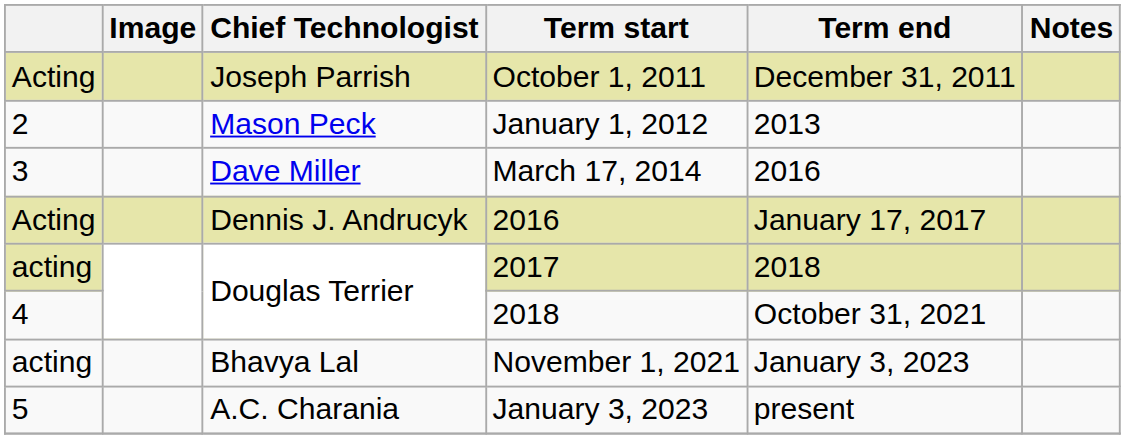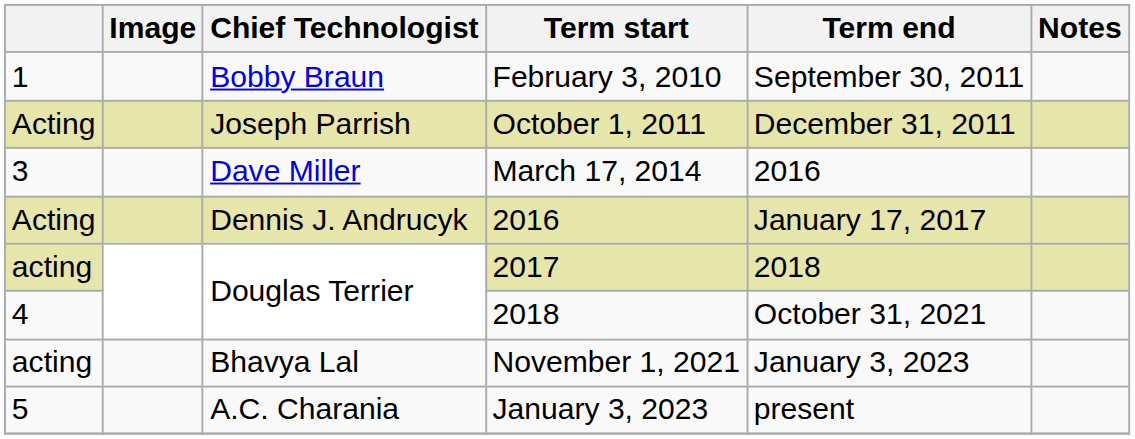+ row: (607, 76)
- row: (600, 123)
